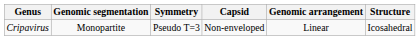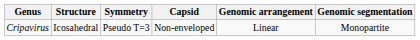columns swapped: (390, 12) <-> (101, 12)
